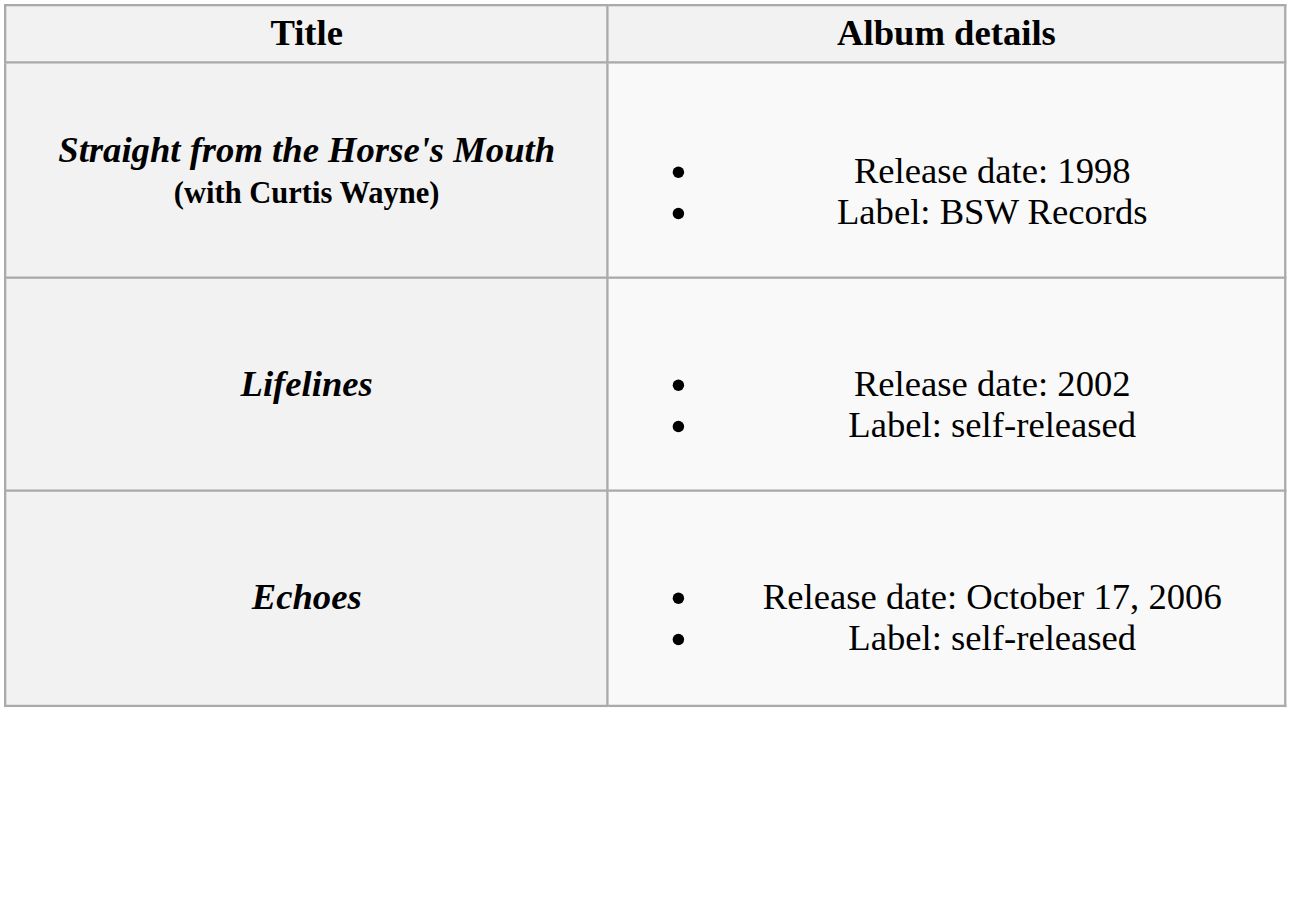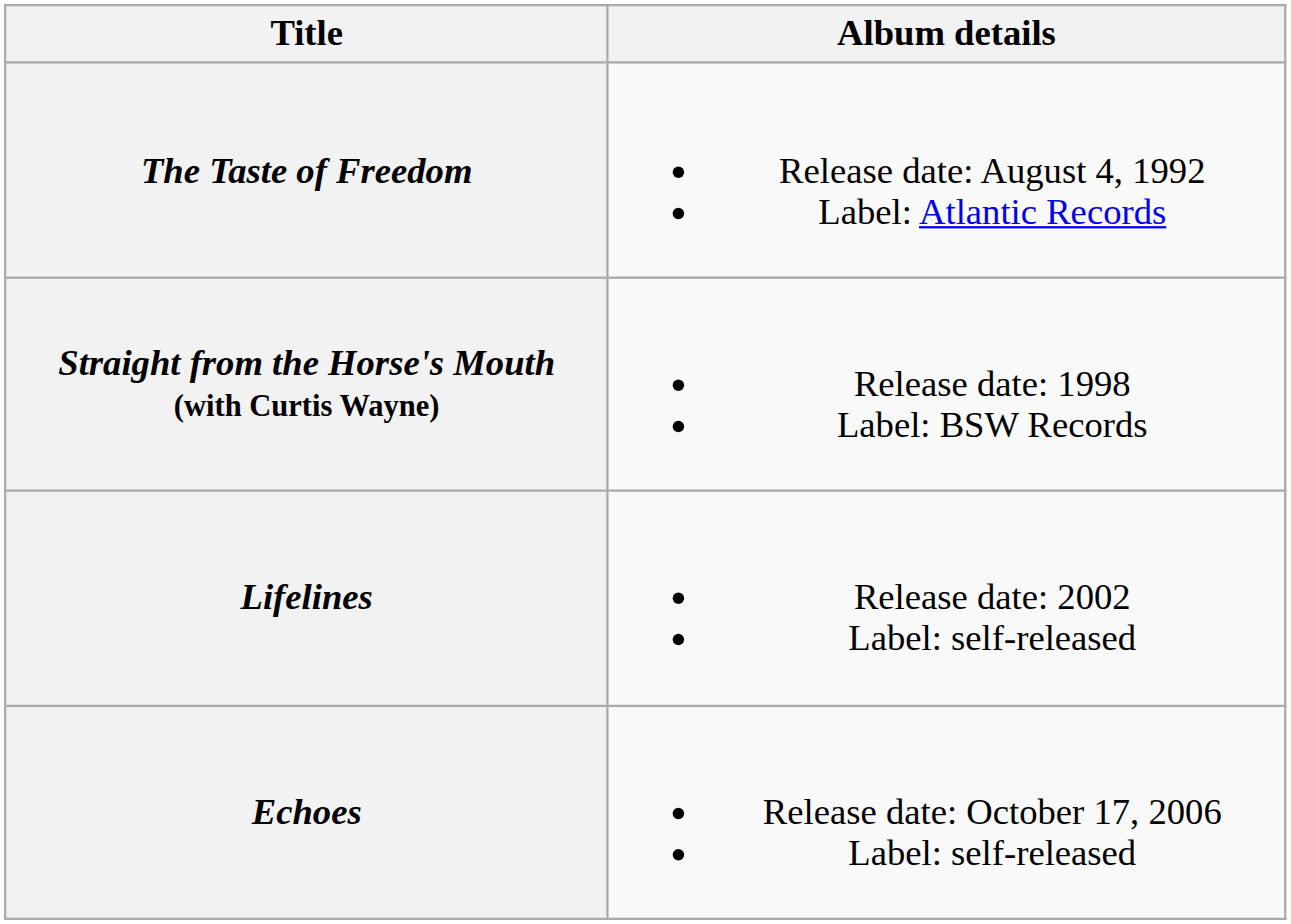+ row: (307, 169)
